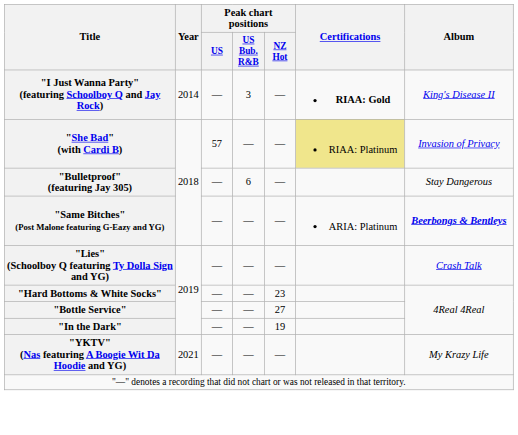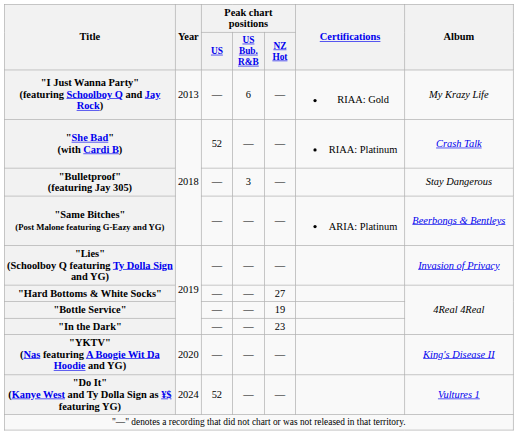(188, 94) 2014 -> (188, 94) 2013
(248, 94) 3 -> (248, 94) 6
(350, 100) bold -> (350, 100) normal
(459, 94) King's Disease II -> (459, 94) My Krazy Life
(217, 143) 57 -> (217, 143) 52
(350, 149) khaki background -> (350, 149) no background
(459, 143) Invasion of Privacy -> (459, 143) Crash Talk
(248, 182) 6 -> (248, 182) 3
(459, 220) bold -> (459, 220) normal
(459, 265) Crash Talk -> (459, 265) Invasion of Privacy
(280, 293) 23 -> (280, 293) 27
(280, 310) 27 -> (280, 310) 19
(280, 326) 19 -> (280, 326) 23
(188, 354) 2021 -> (188, 354) 2020
(459, 354) My Krazy Life -> (459, 354) King's Disease II
+ row: (90, 394)
